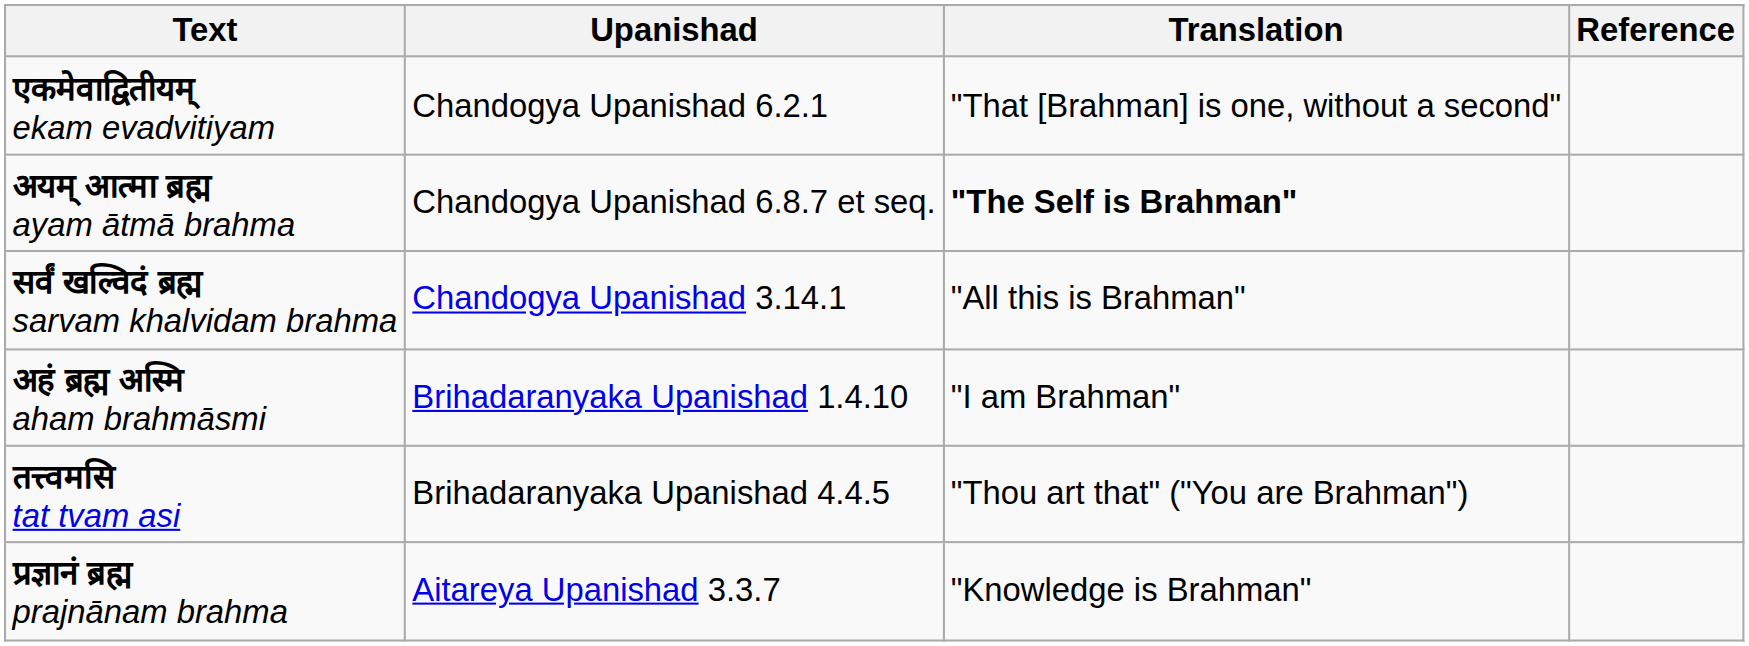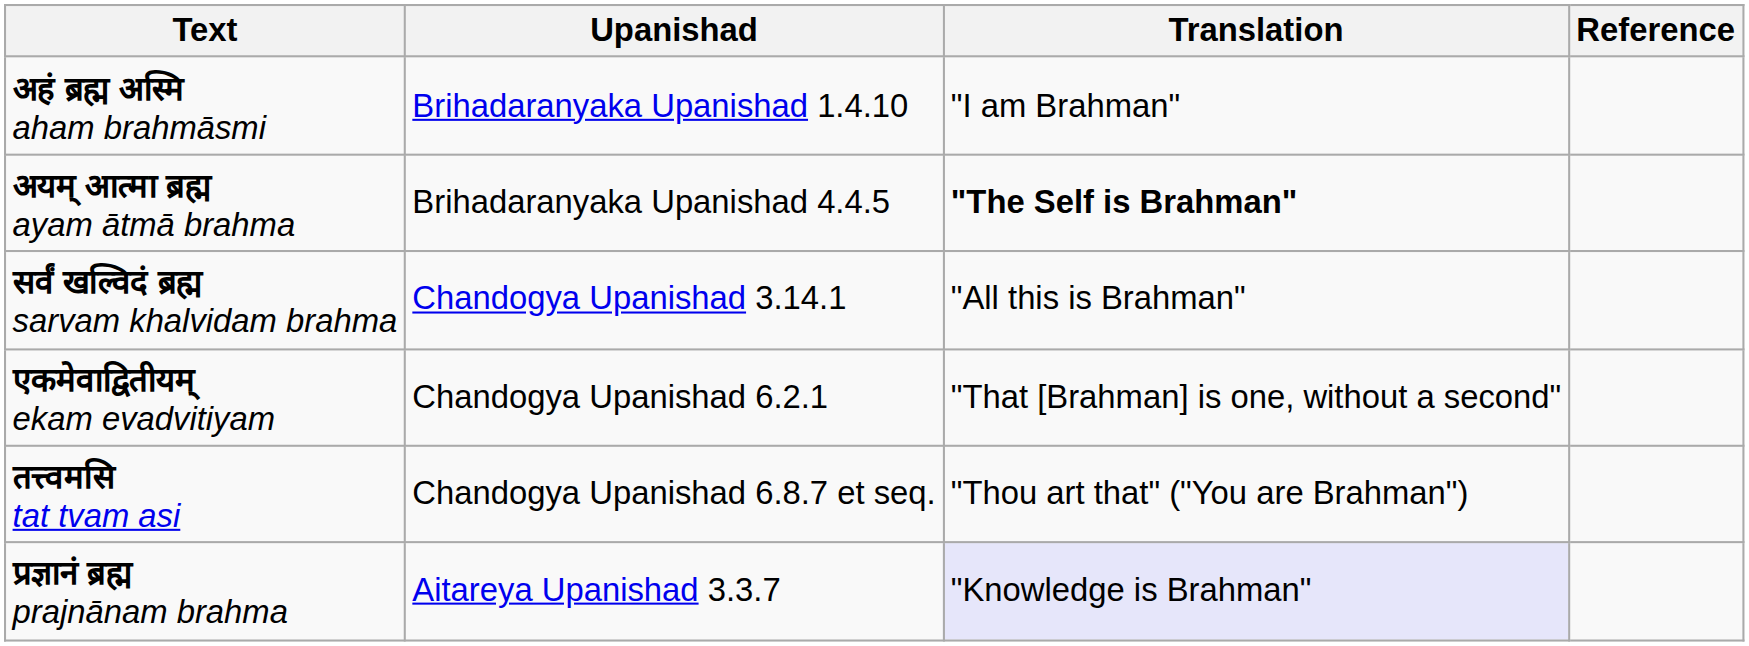rows swapped: (139, 399) <-> (144, 108)
(674, 202) Chandogya Upanishad 6.8.7 et seq. -> (651, 202) Brihadaranyaka Upanishad 4.4.5
(651, 493) Brihadaranyaka Upanishad 4.4.5 -> (674, 493) Chandogya Upanishad 6.8.7 et seq.
(1131, 590) no background -> (1131, 590) lavender background
